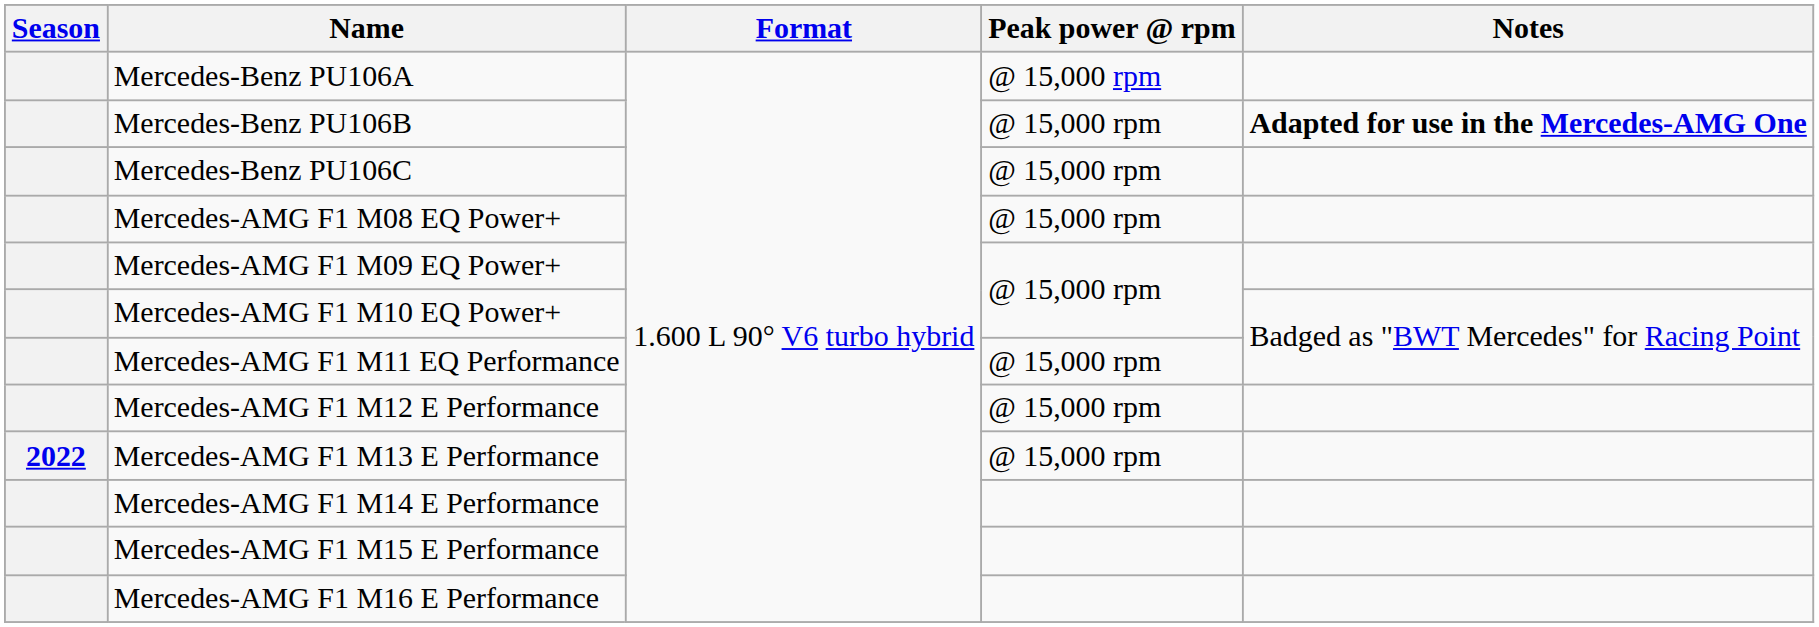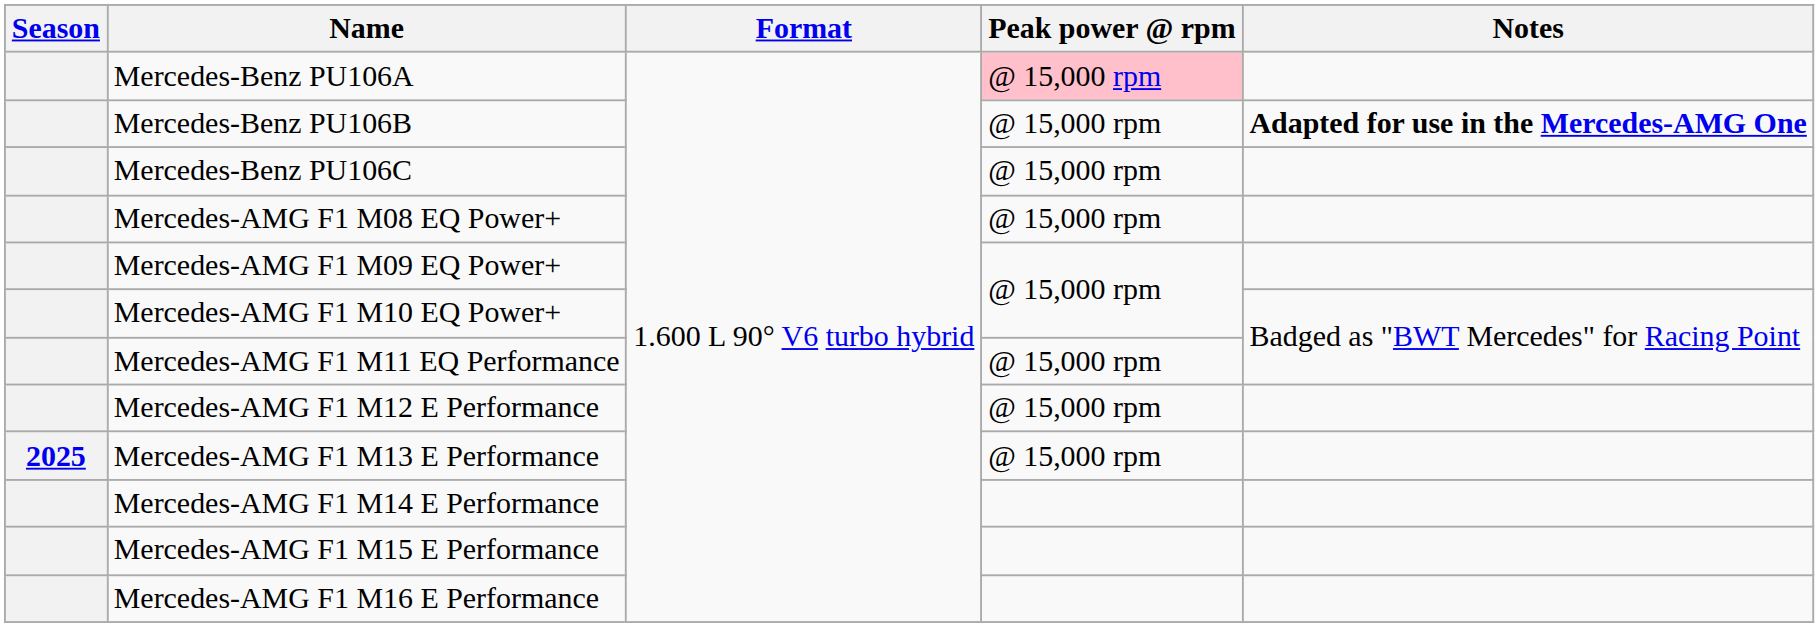(1075, 75) no background -> (1075, 75) pink background
(56, 455) 2022 -> (56, 455) 2025
